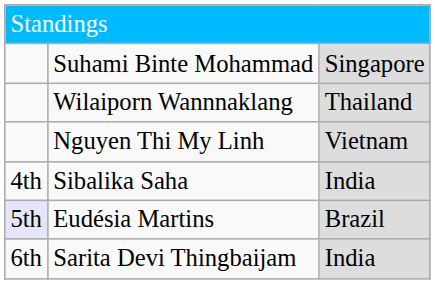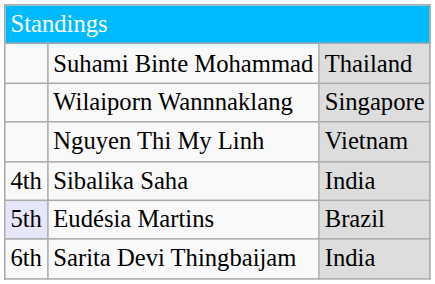(375, 63) Singapore -> (369, 63) Thailand
(369, 102) Thailand -> (375, 102) Singapore
